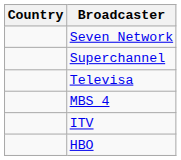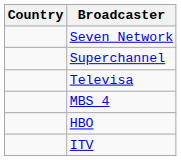rows swapped: (82, 123) <-> (82, 145)
